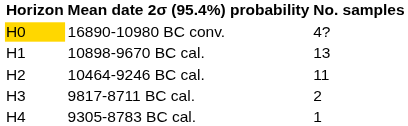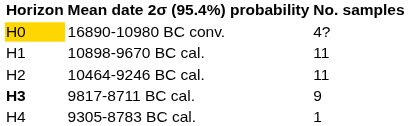(322, 53) 13 -> (321, 53) 11
(16, 96) normal -> (16, 96) bold
(318, 96) 2 -> (318, 96) 9
